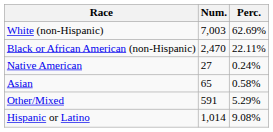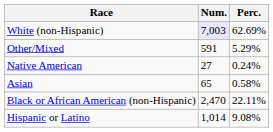(213, 30) no background -> (213, 30) lavender background
rows swapped: (101, 48) <-> (35, 100)
